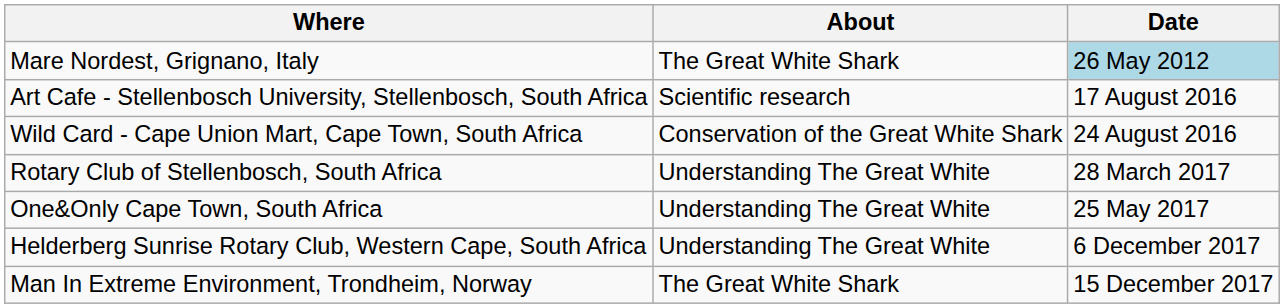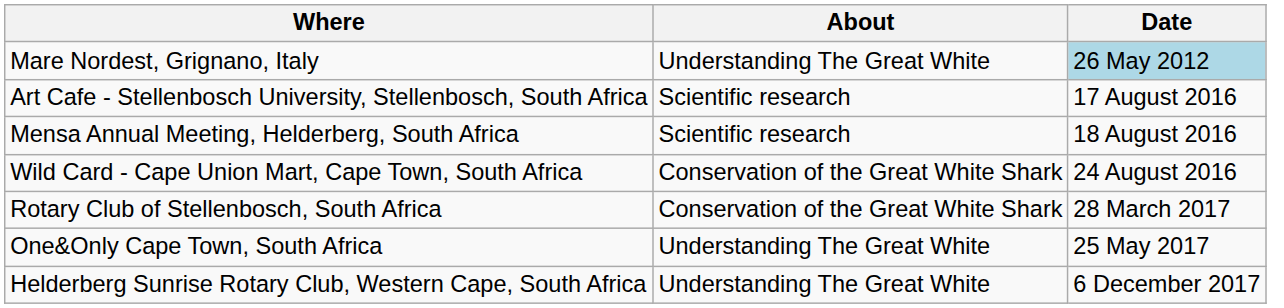(779, 60) The Great White Shark -> (824, 60) Understanding The Great White
+ row: (264, 135)
(824, 172) Understanding The Great White -> (860, 209) Conservation of the Great White Shark
- row: (271, 284)
